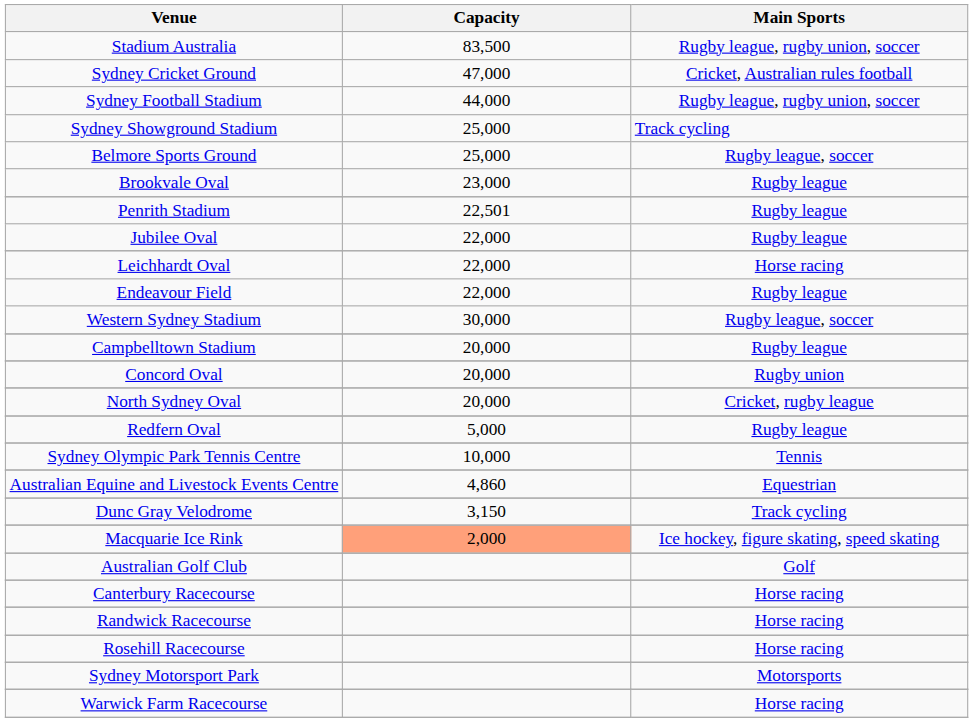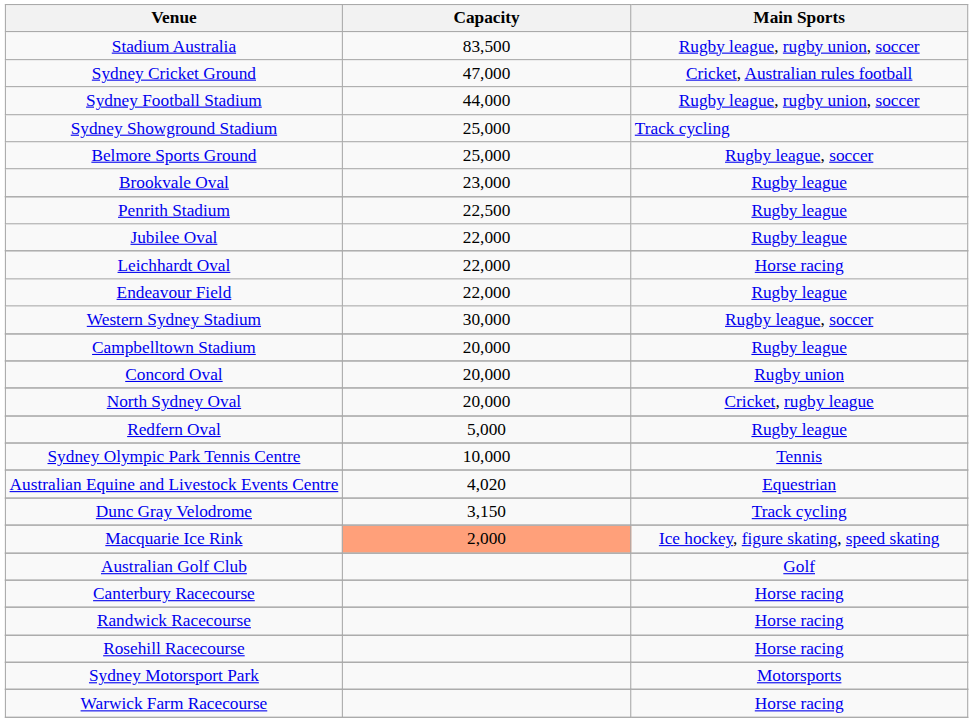(487, 210) 22,501 -> (487, 210) 22,500
(487, 484) 4,860 -> (487, 484) 4,020
